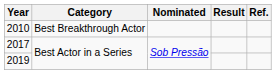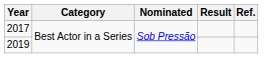- row: (18, 28)
